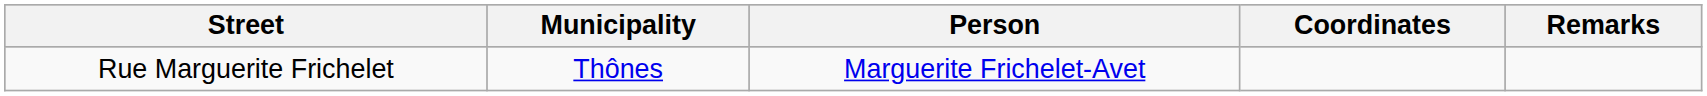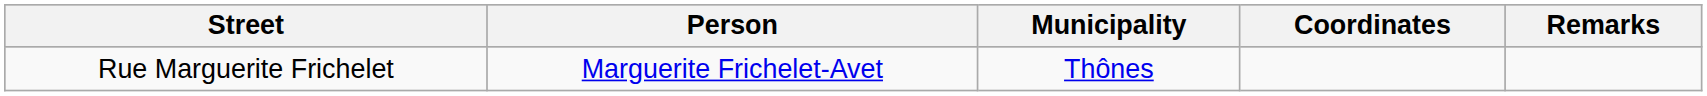columns swapped: (995, 25) <-> (618, 25)
